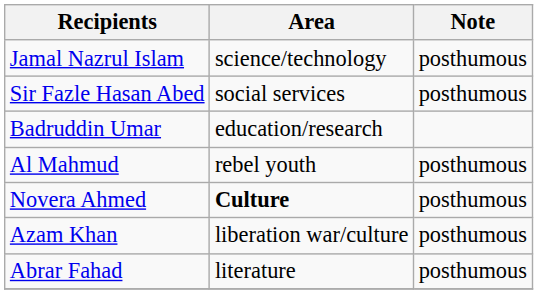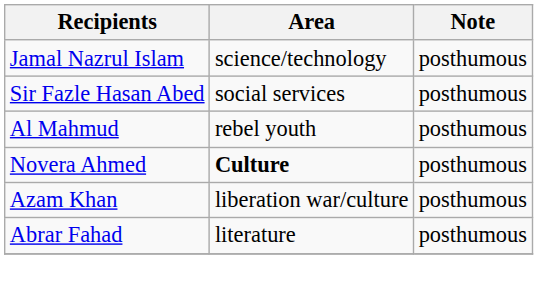- row: (85, 128)
